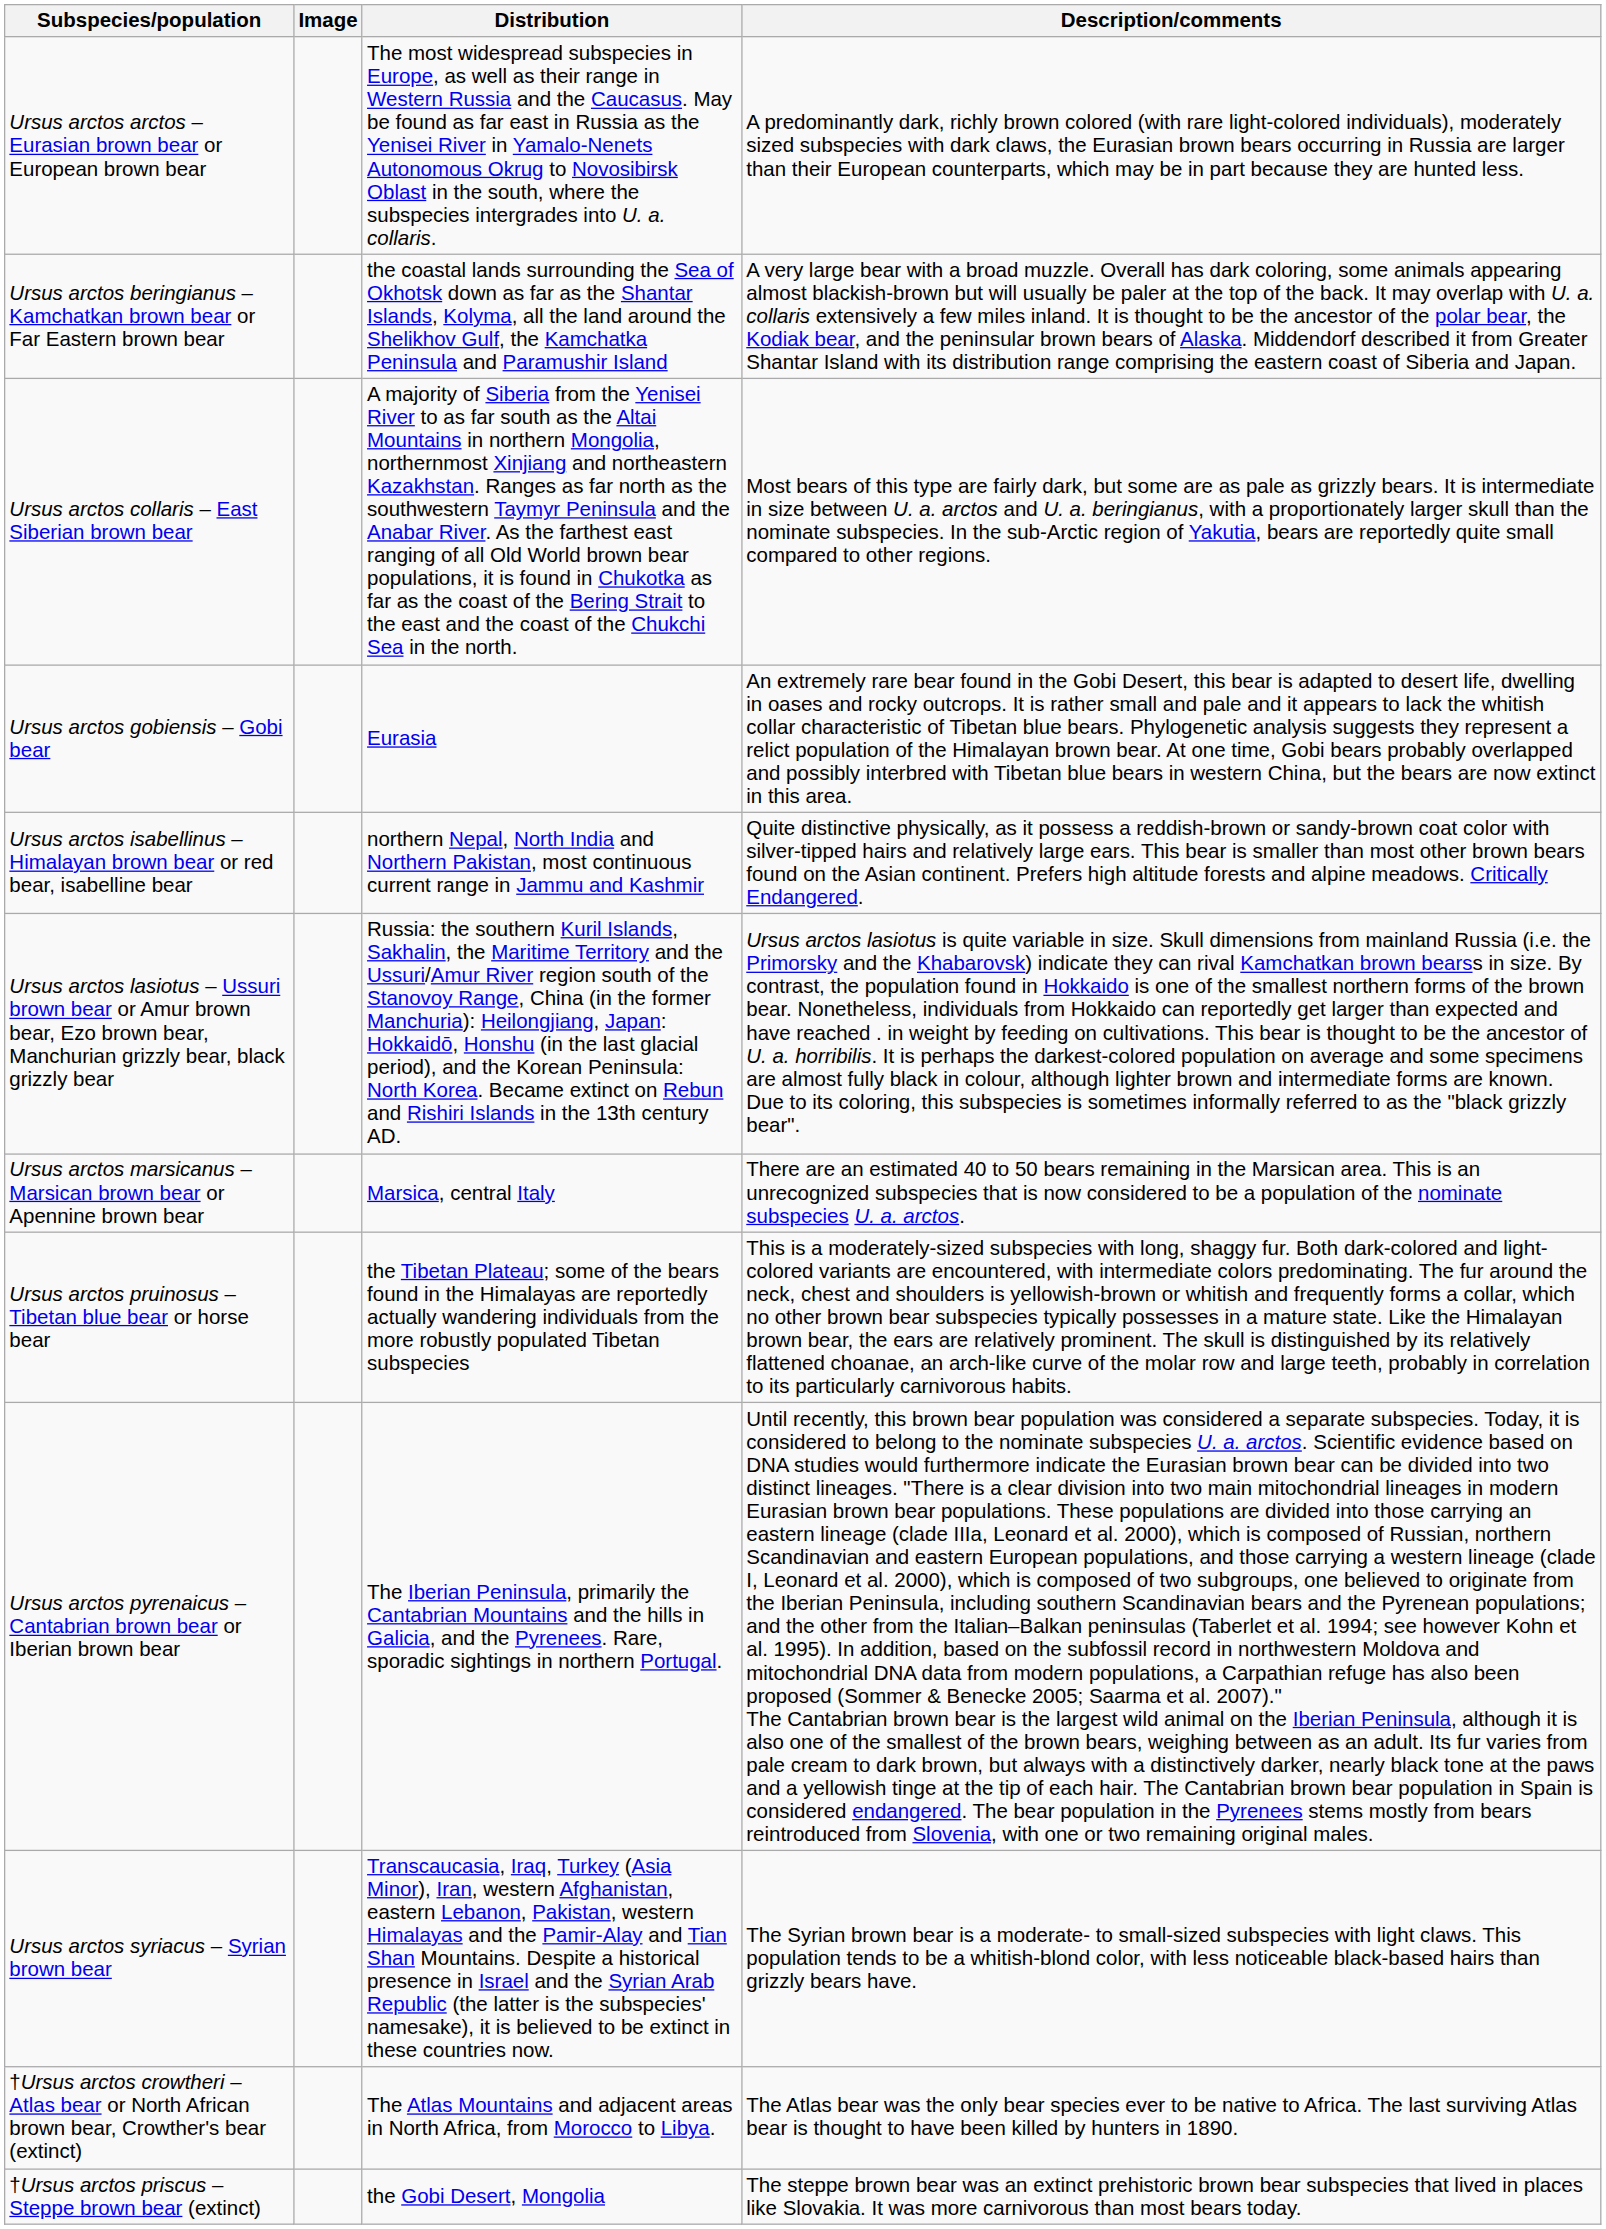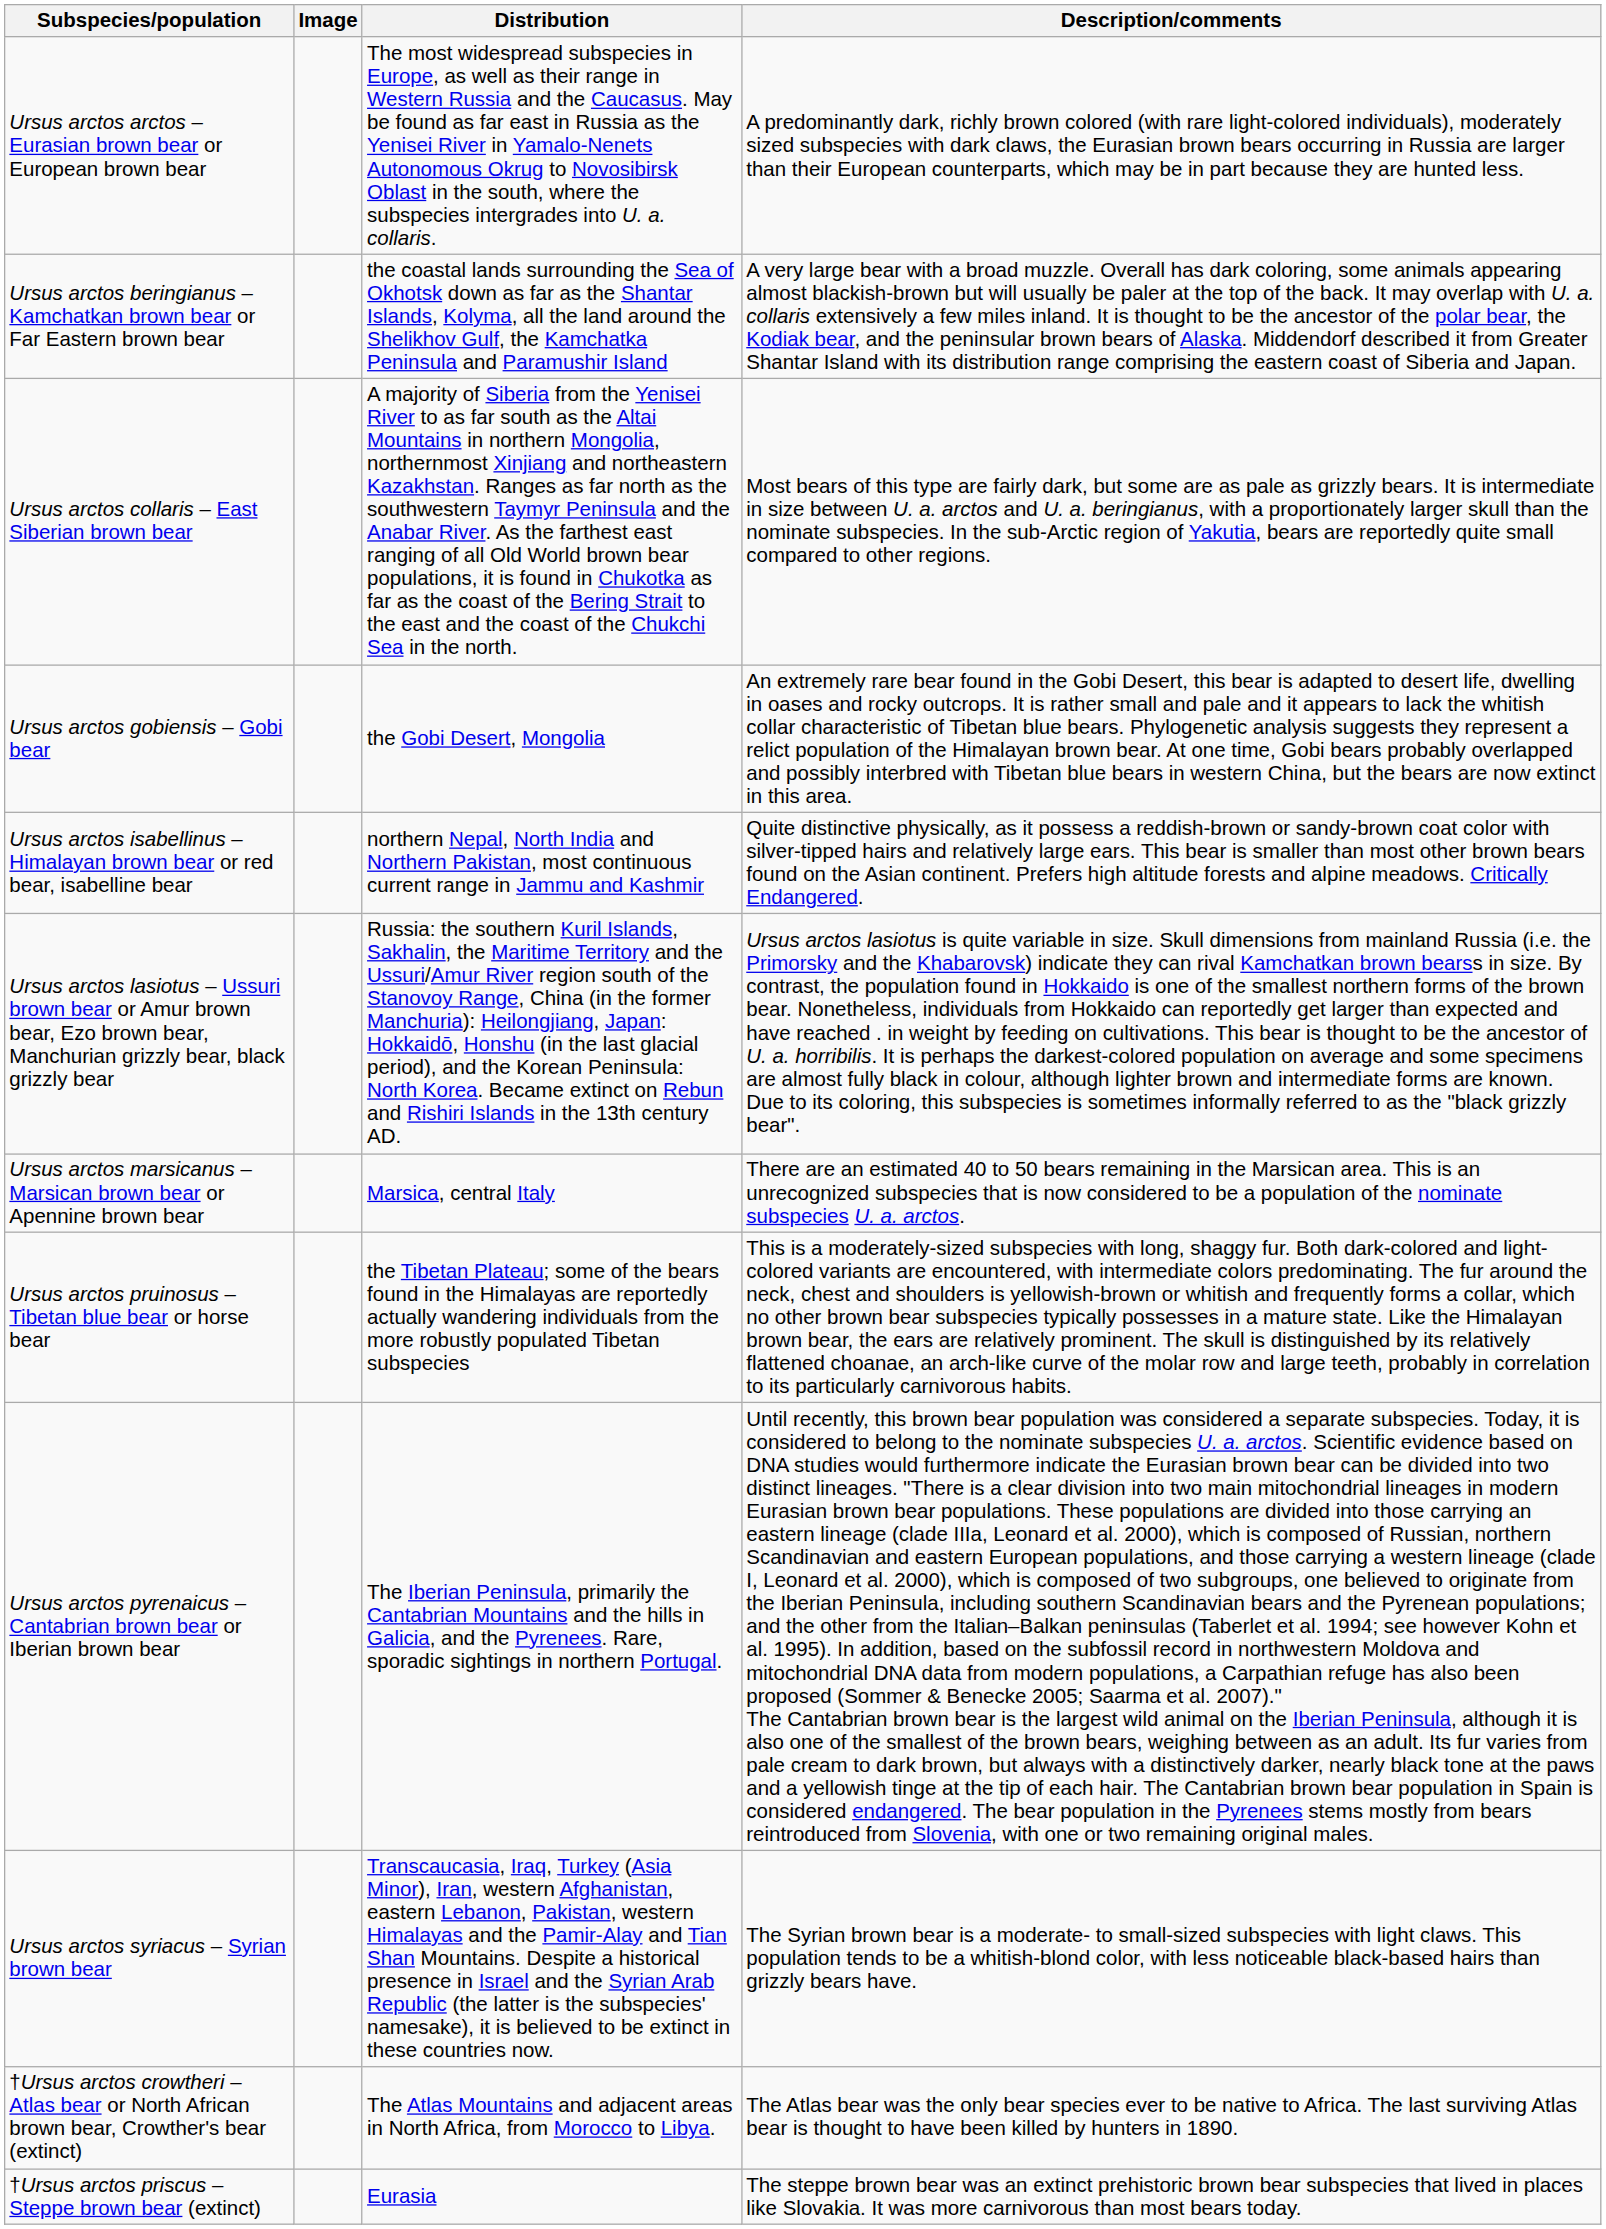(402, 738) Eurasia -> (486, 738) the Gobi Desert, Mongolia
(486, 2196) the Gobi Desert, Mongolia -> (402, 2196) Eurasia
